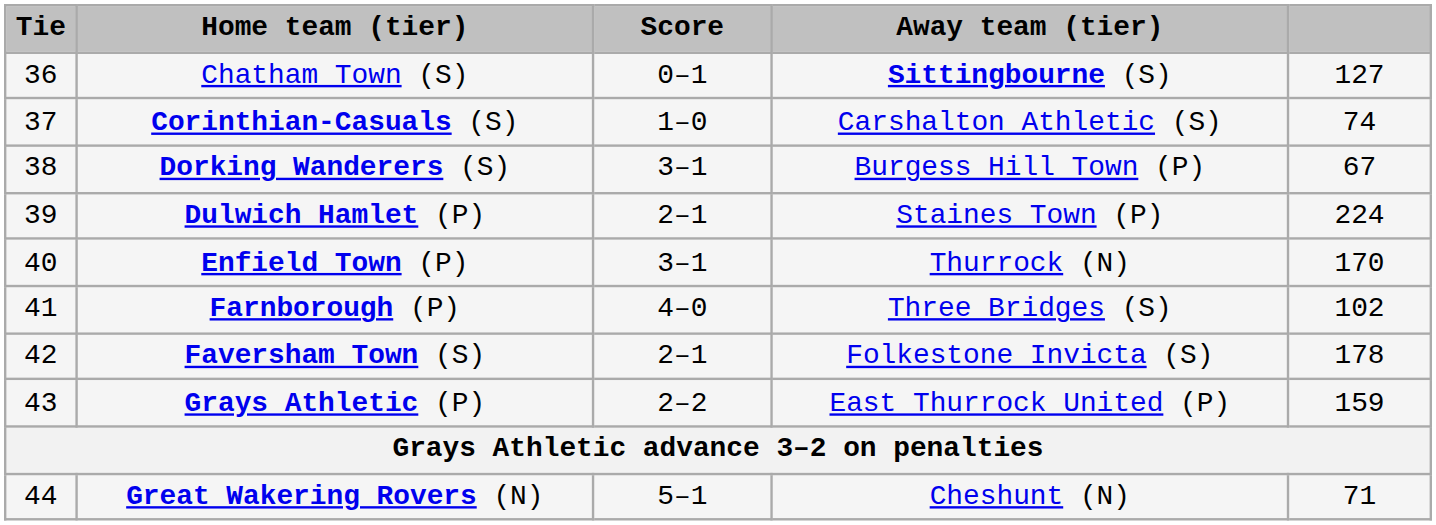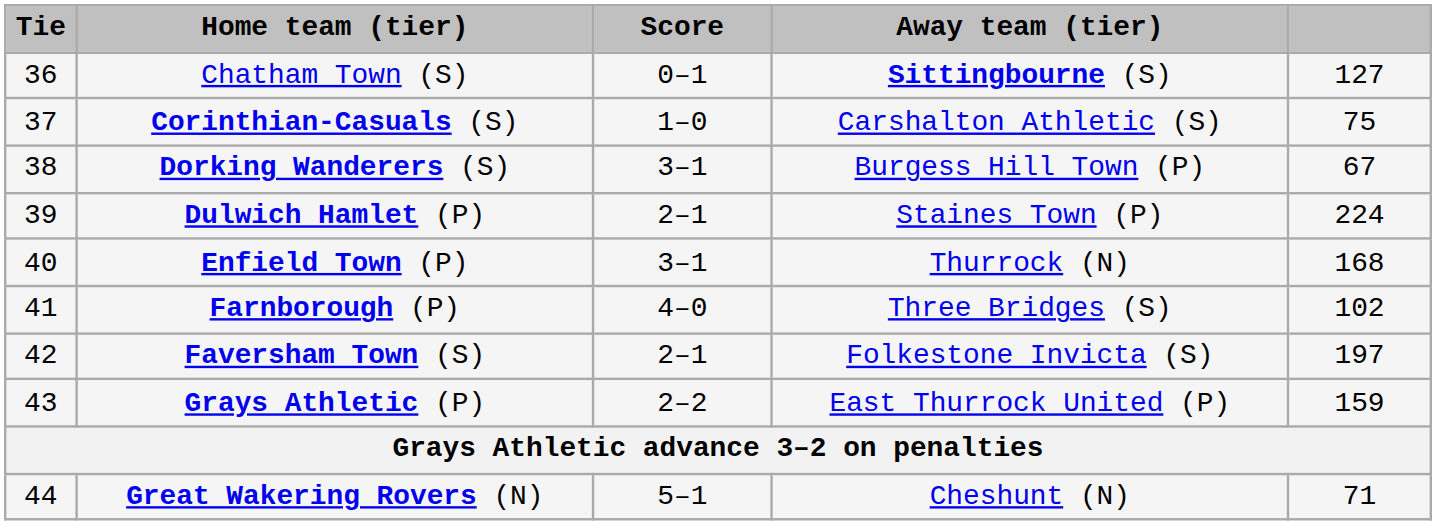(1360, 122) 74 -> (1360, 122) 75
(1360, 262) 170 -> (1360, 262) 168
(1360, 356) 178 -> (1360, 356) 197
